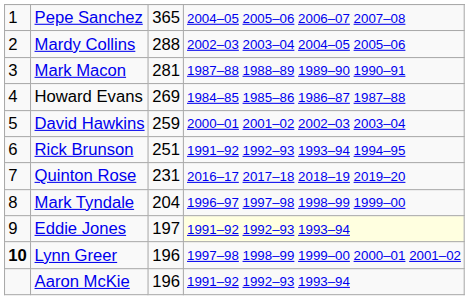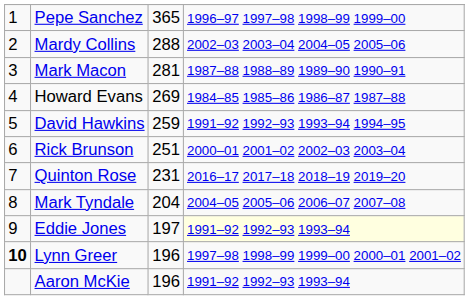(296, 18) 2004–05 2005–06 2006–07 2007–08 -> (296, 18) 1996–97 1997–98 1998–99 1999–00
(296, 123) 2000–01 2001–02 2002–03 2003–04 -> (296, 123) 1991–92 1992–93 1993–94 1994–95
(296, 150) 1991–92 1992–93 1993–94 1994–95 -> (296, 150) 2000–01 2001–02 2002–03 2003–04
(296, 202) 1996–97 1997–98 1998–99 1999–00 -> (296, 202) 2004–05 2005–06 2006–07 2007–08
